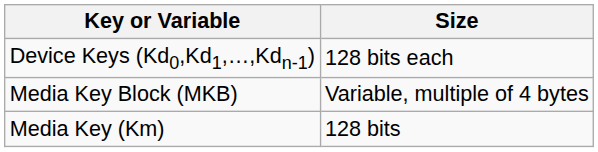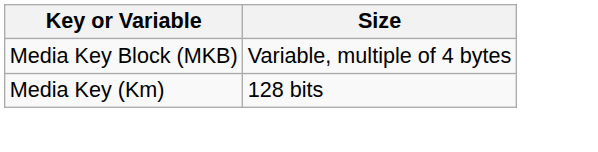- row: (162, 58)
